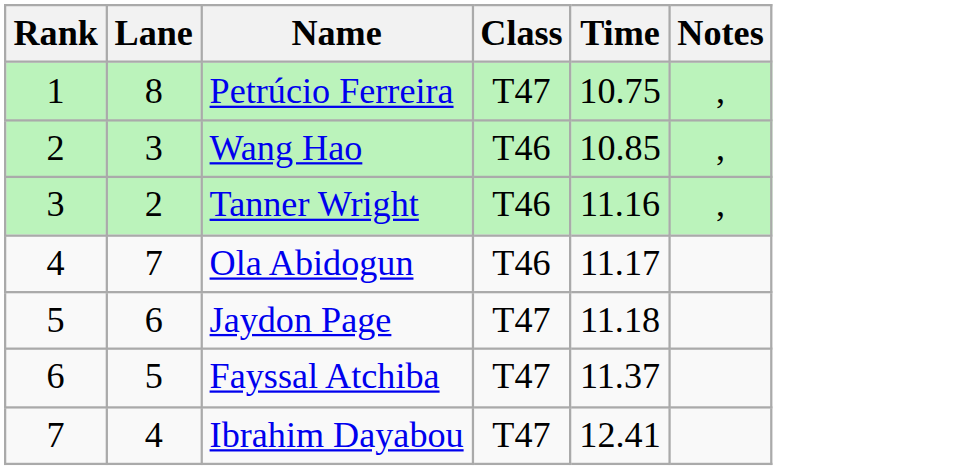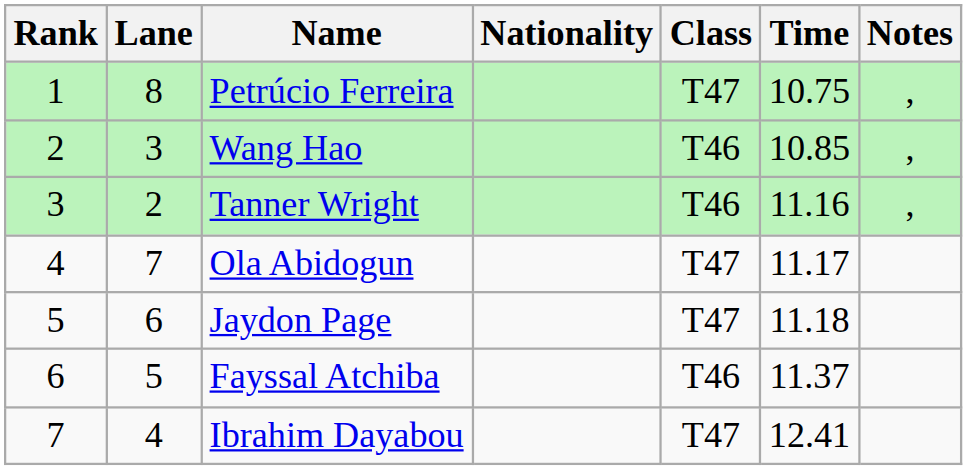+ column: (567, 33)
(521, 262) T46 -> (711, 262) T47
(521, 377) T47 -> (711, 377) T46
